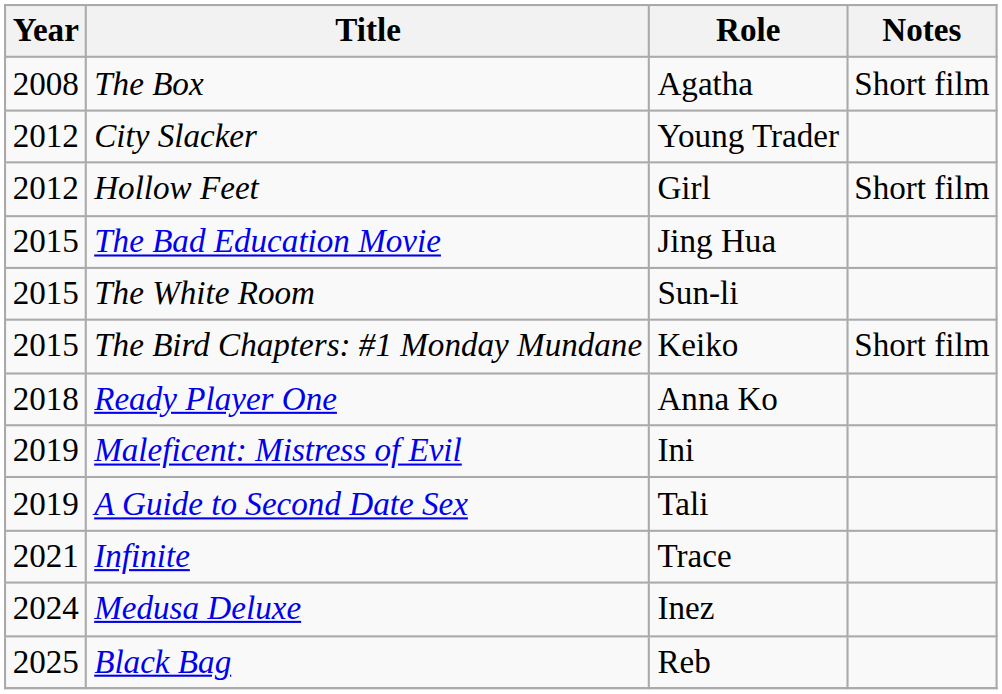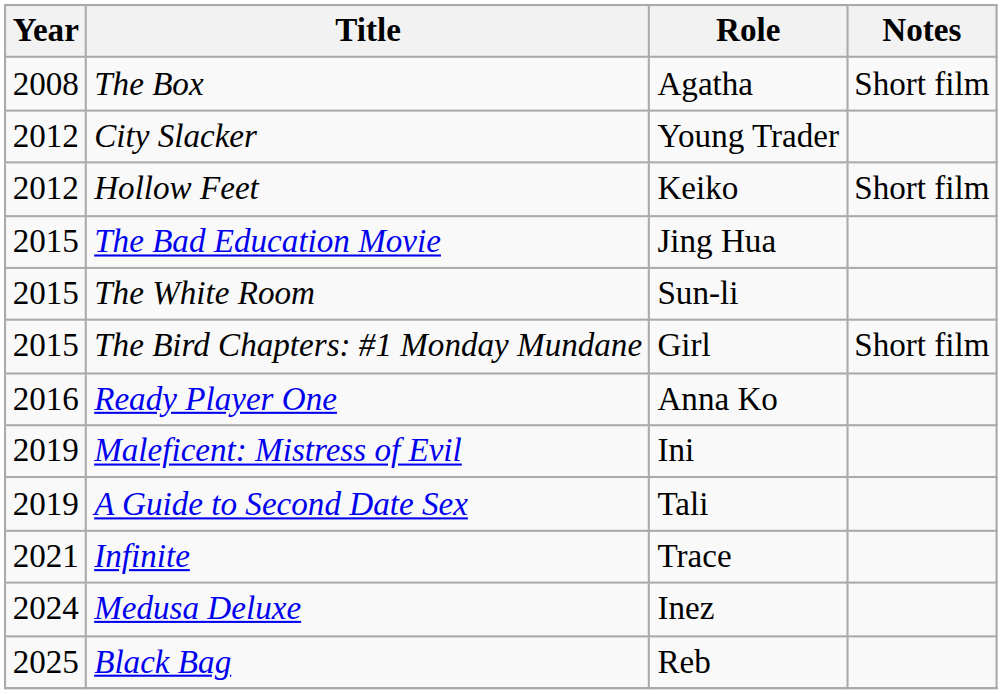(684, 188) Girl -> (698, 188) Keiko
(698, 345) Keiko -> (684, 345) Girl
(46, 398) 2018 -> (46, 398) 2016
